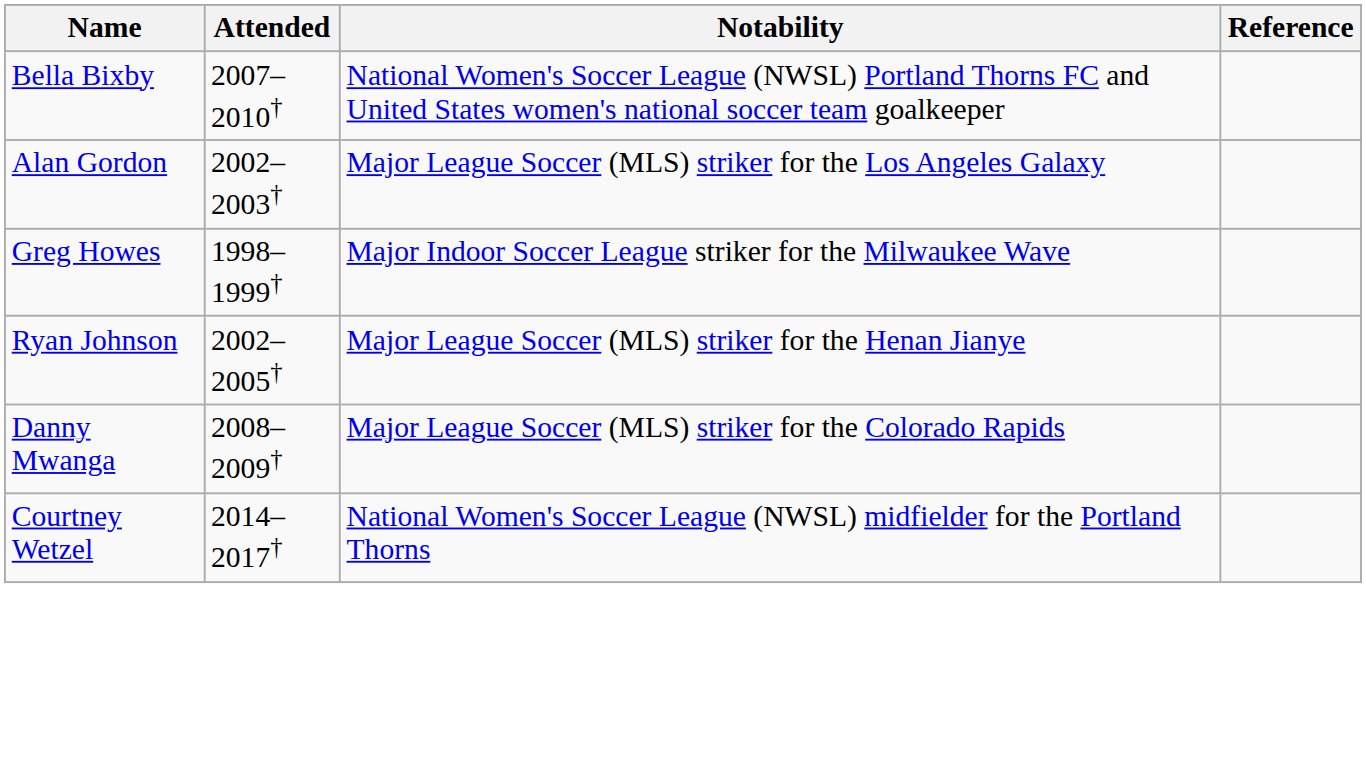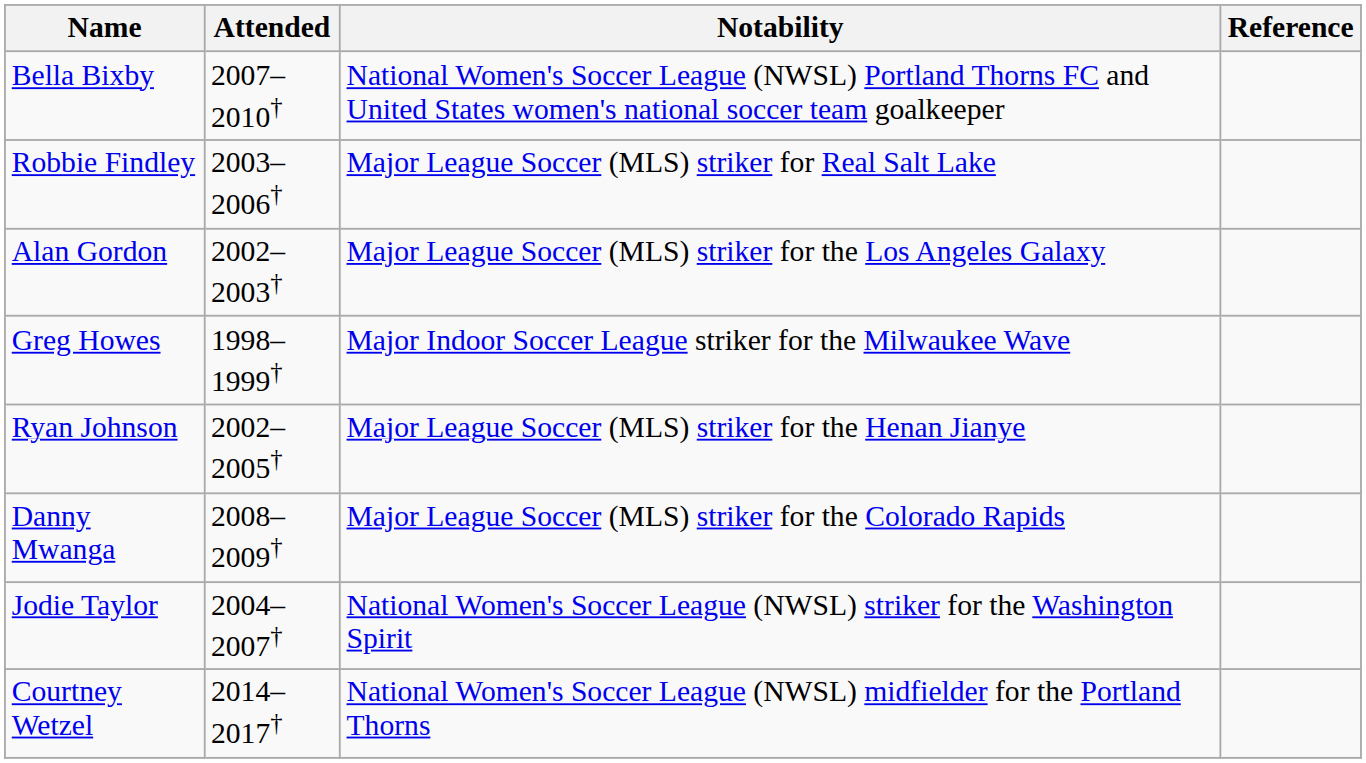+ row: (103, 163)
+ row: (85, 604)
